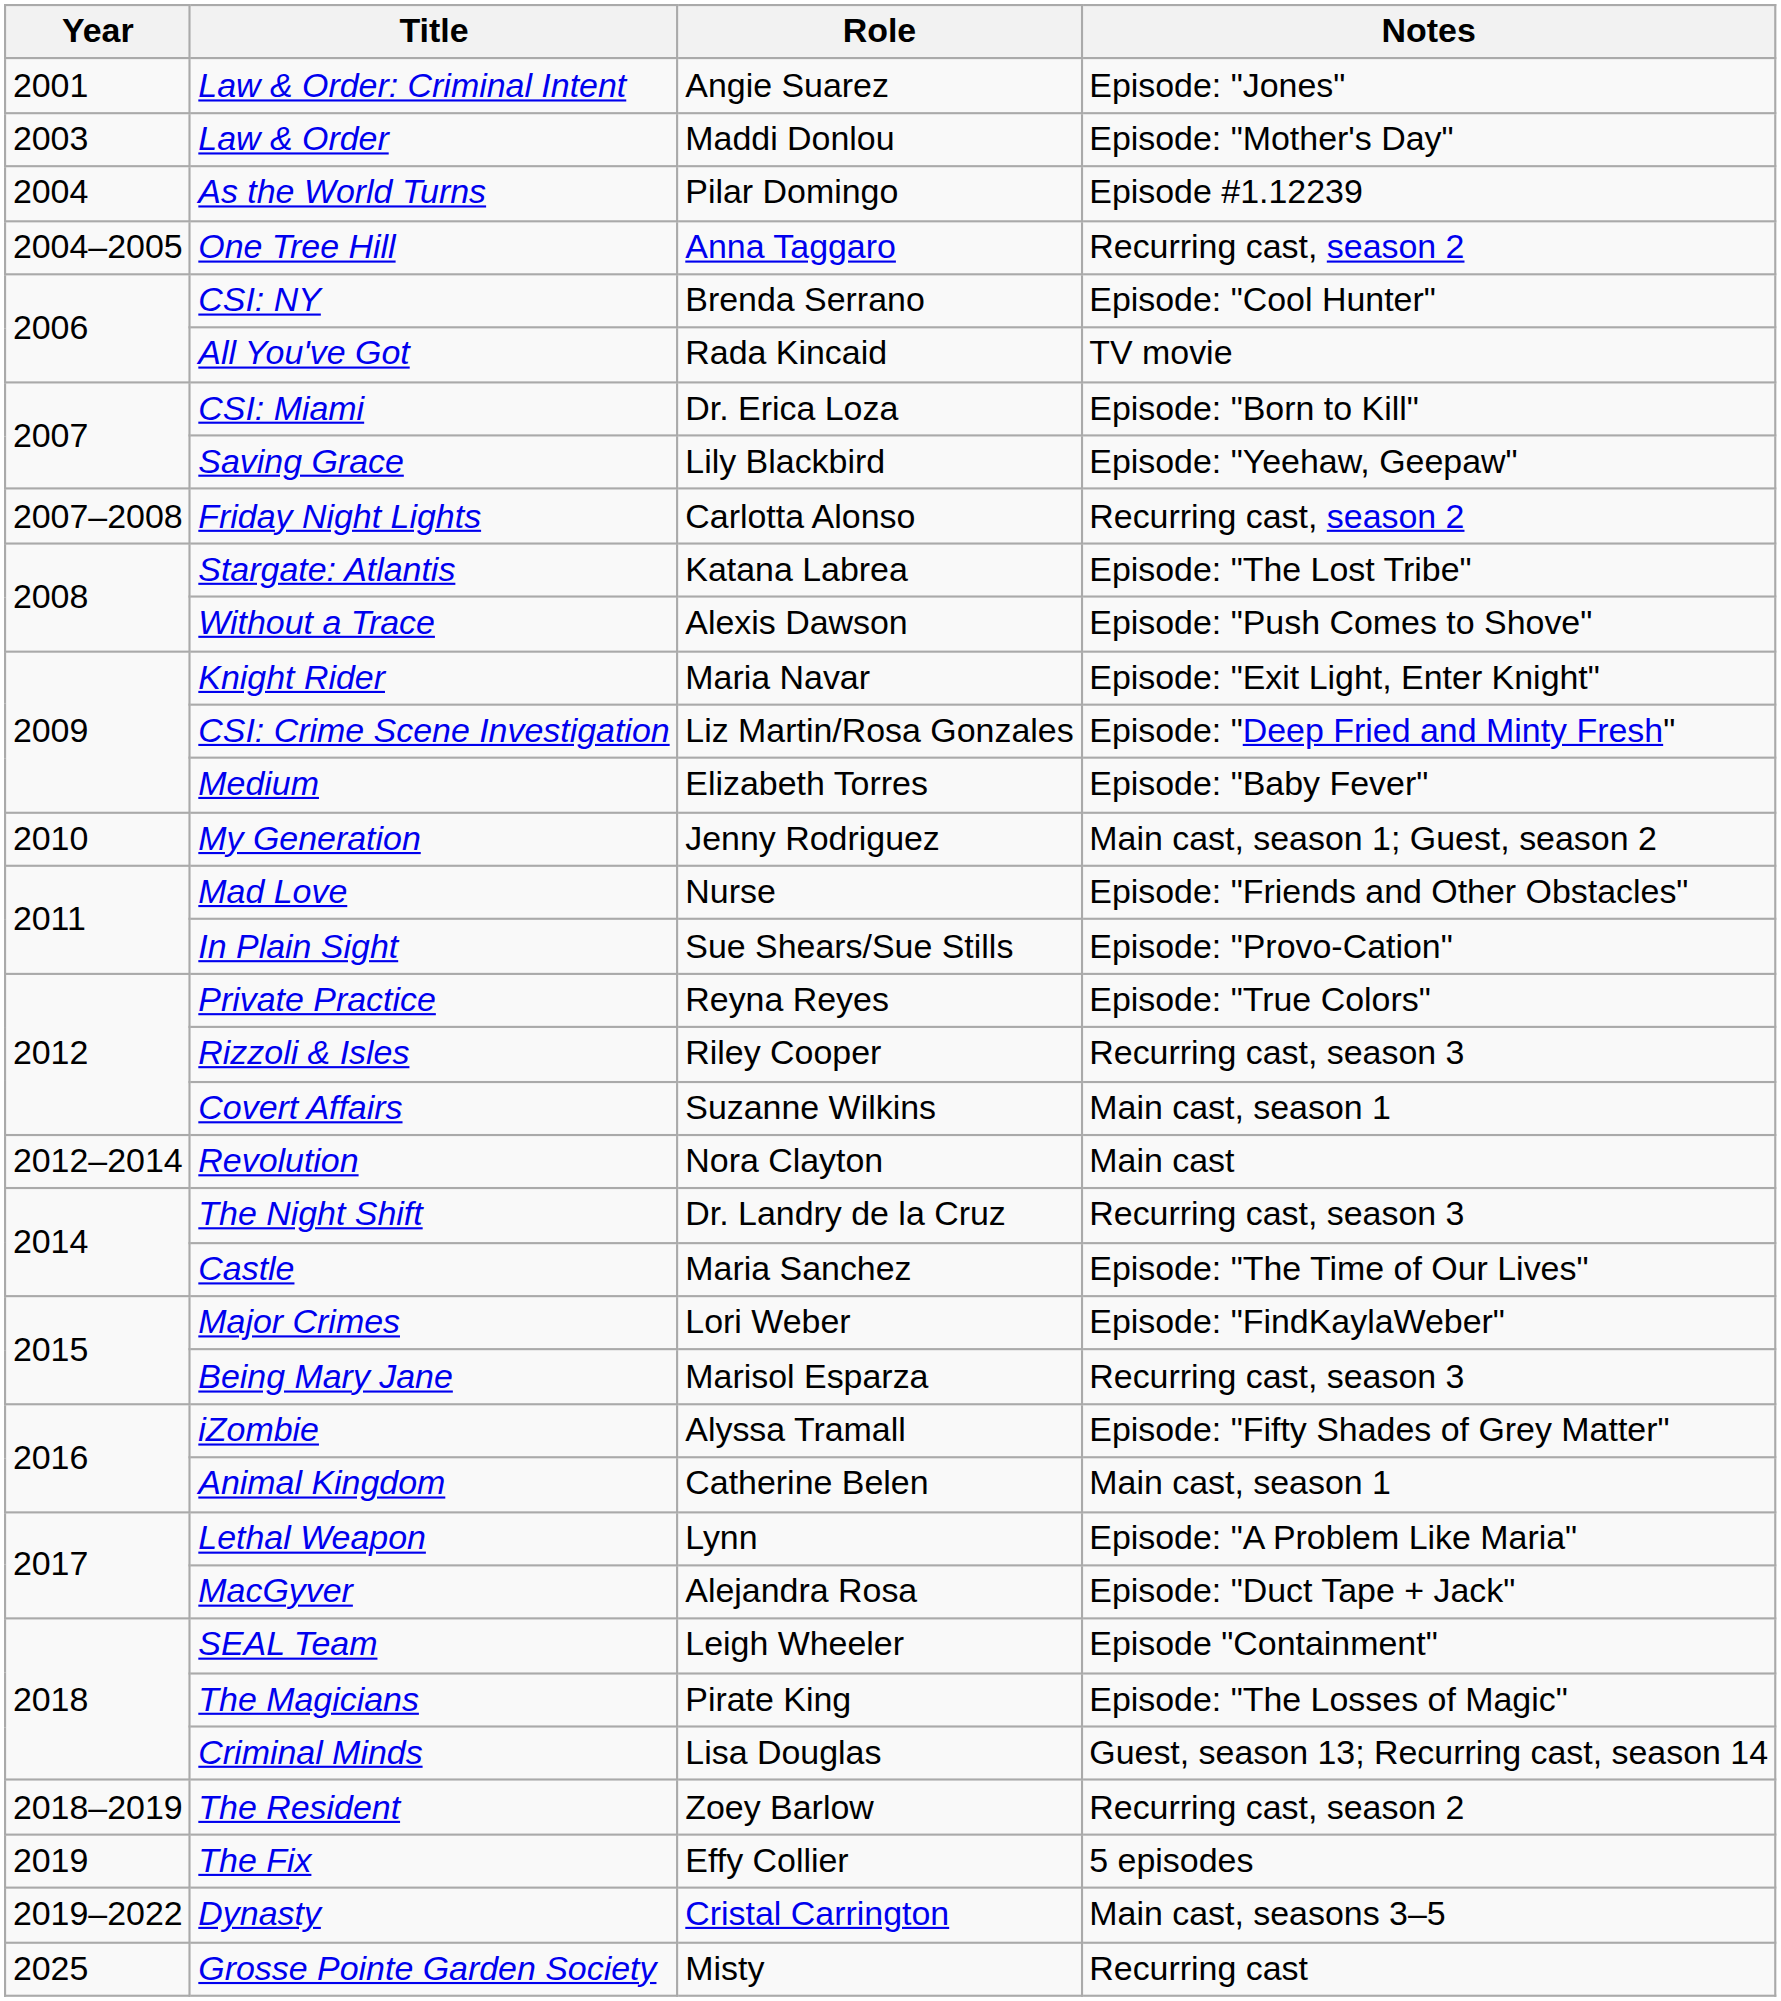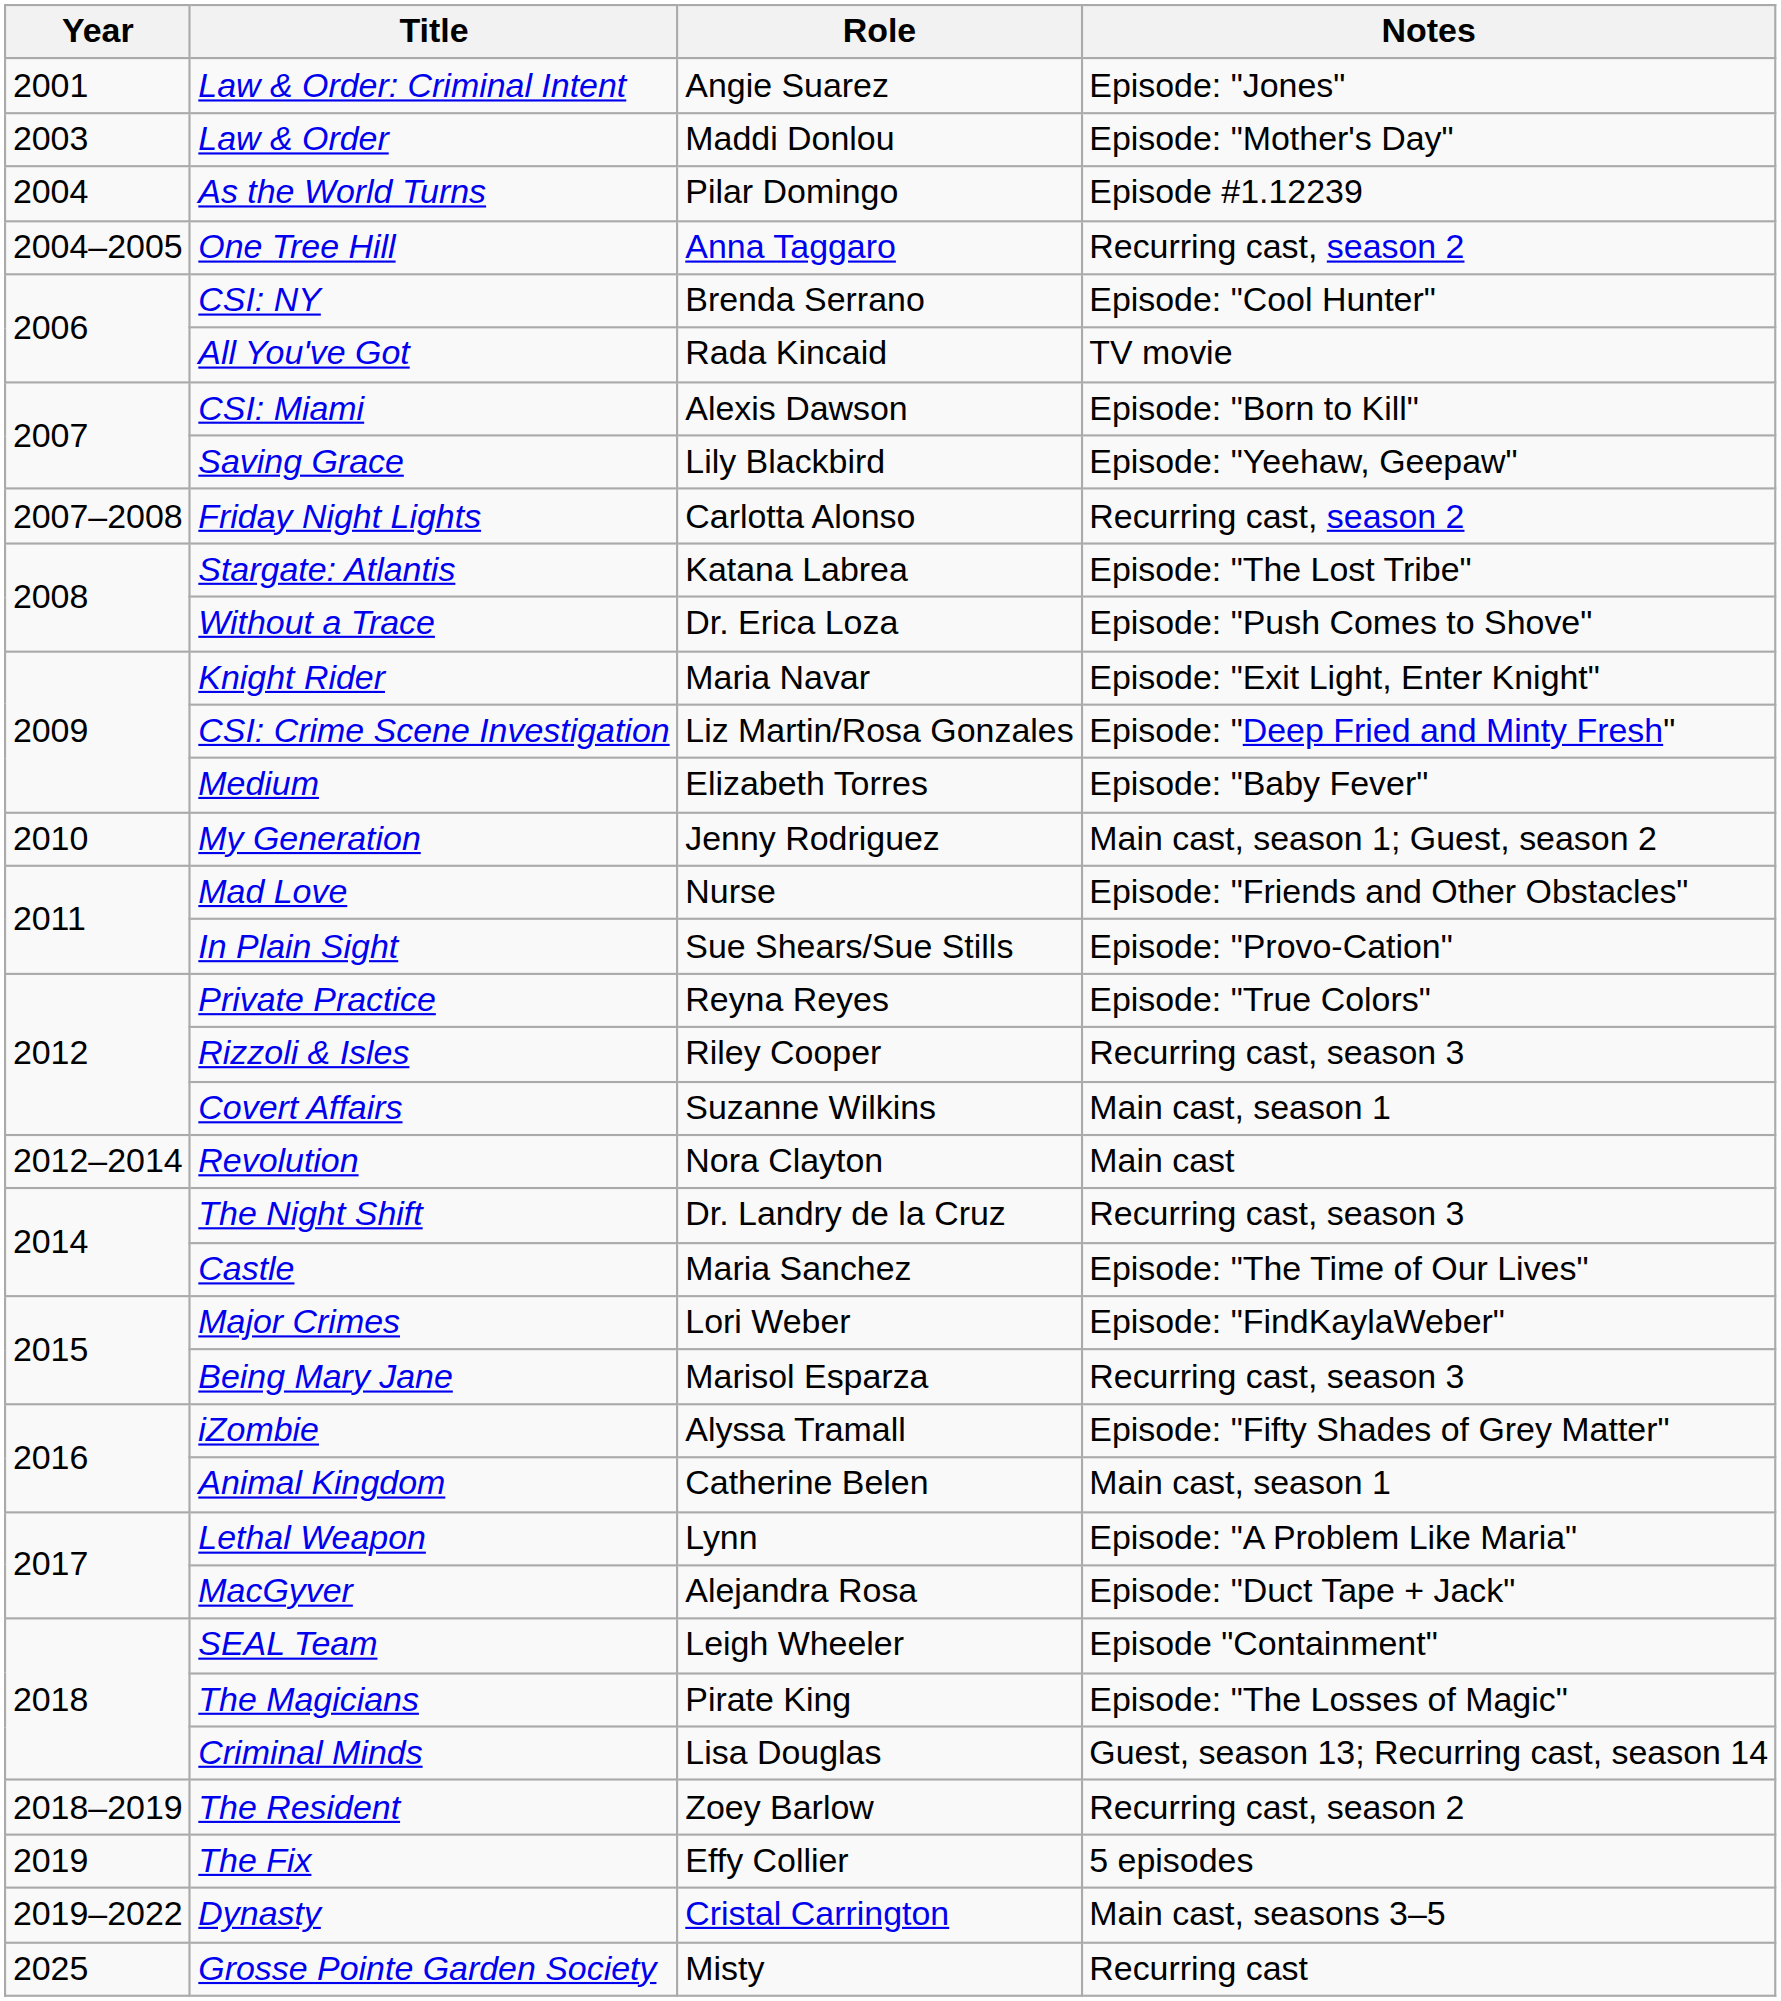(792, 407) Dr. Erica Loza -> (797, 407) Alexis Dawson
(797, 623) Alexis Dawson -> (792, 623) Dr. Erica Loza
